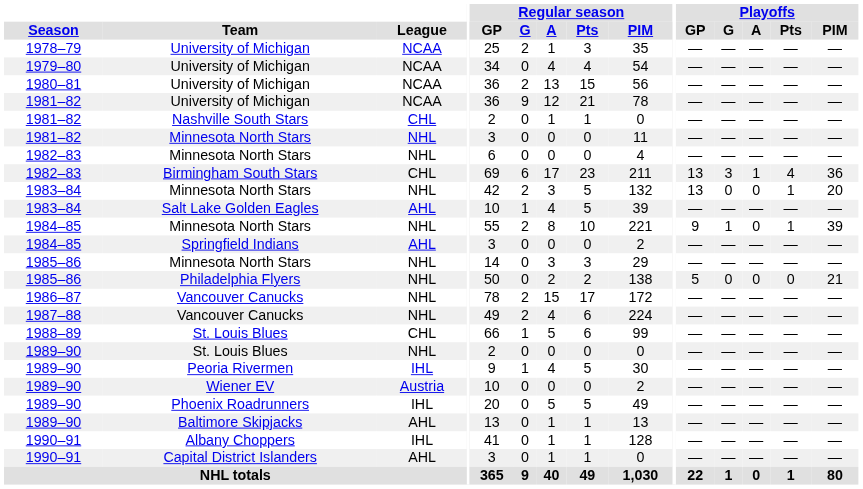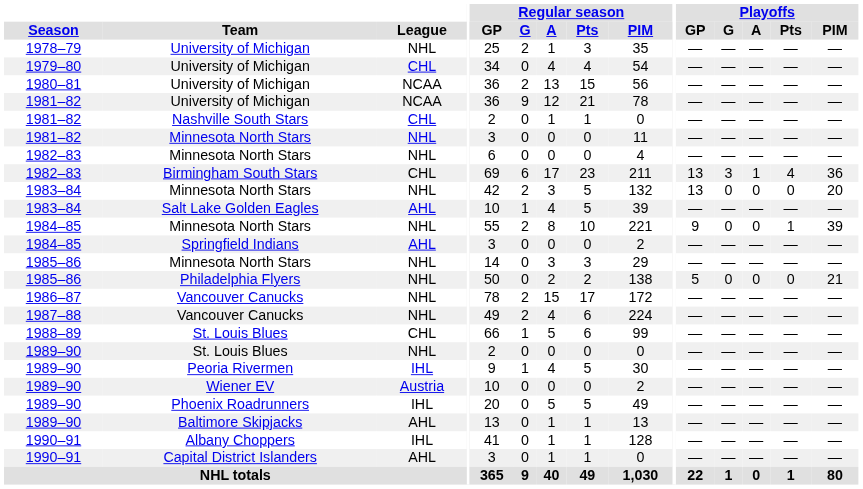(422, 48) NCAA -> (422, 48) NHL
(422, 66) NCAA -> (422, 66) CHL
(791, 190) 1 -> (791, 190) 0
(728, 226) 1 -> (728, 226) 0
